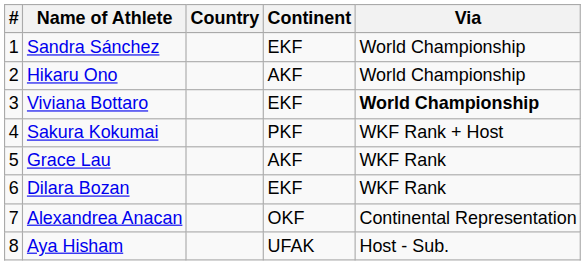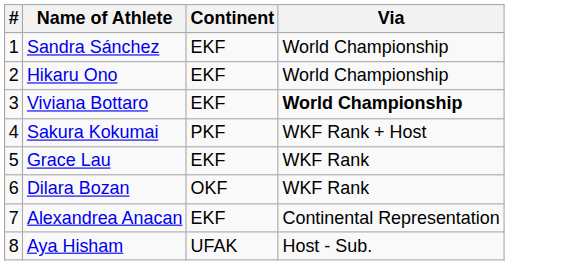- column: (225, 18)
(285, 75) AKF -> (208, 75) EKF
(285, 160) AKF -> (208, 160) EKF
(285, 189) EKF -> (209, 189) OKF
(286, 217) OKF -> (208, 217) EKF
